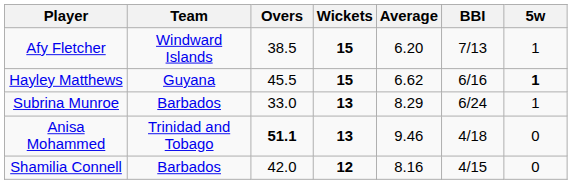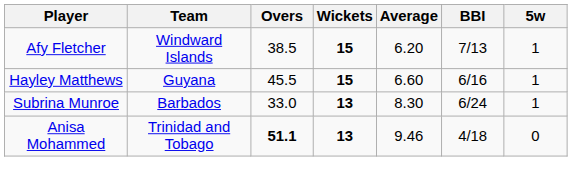(409, 80) 6.62 -> (409, 80) 6.60
(535, 80) bold -> (535, 80) normal
(409, 103) 8.29 -> (409, 103) 8.30
- row: (66, 167)
